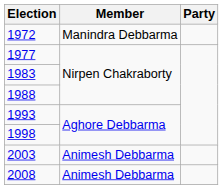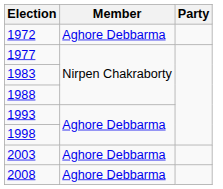(120, 34) Manindra Debbarma -> (114, 34) Aghore Debbarma
(118, 154) Animesh Debbarma -> (114, 154) Aghore Debbarma
(118, 174) Animesh Debbarma -> (114, 174) Aghore Debbarma
